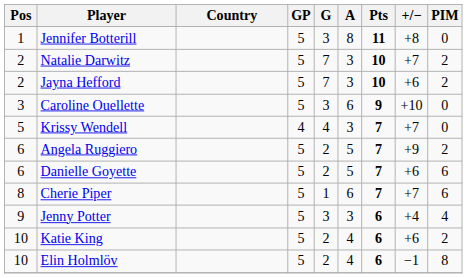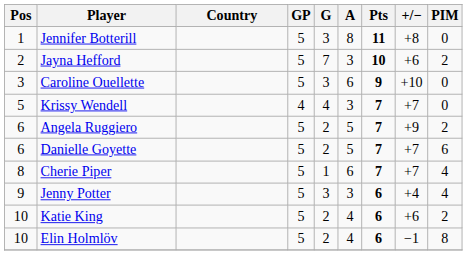- row: (85, 60)
(411, 171) +6 -> (411, 149) +7
(445, 194) 6 -> (445, 171) 4
